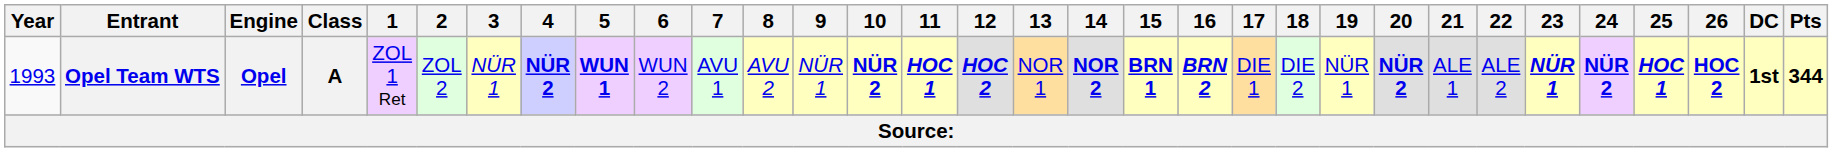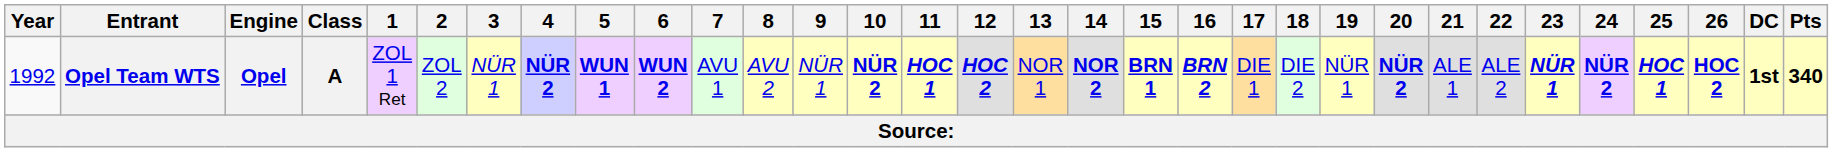(32, 76) 1993 -> (32, 76) 1992
(663, 76) normal -> (663, 76) bold
(1806, 76) 344 -> (1806, 76) 340
